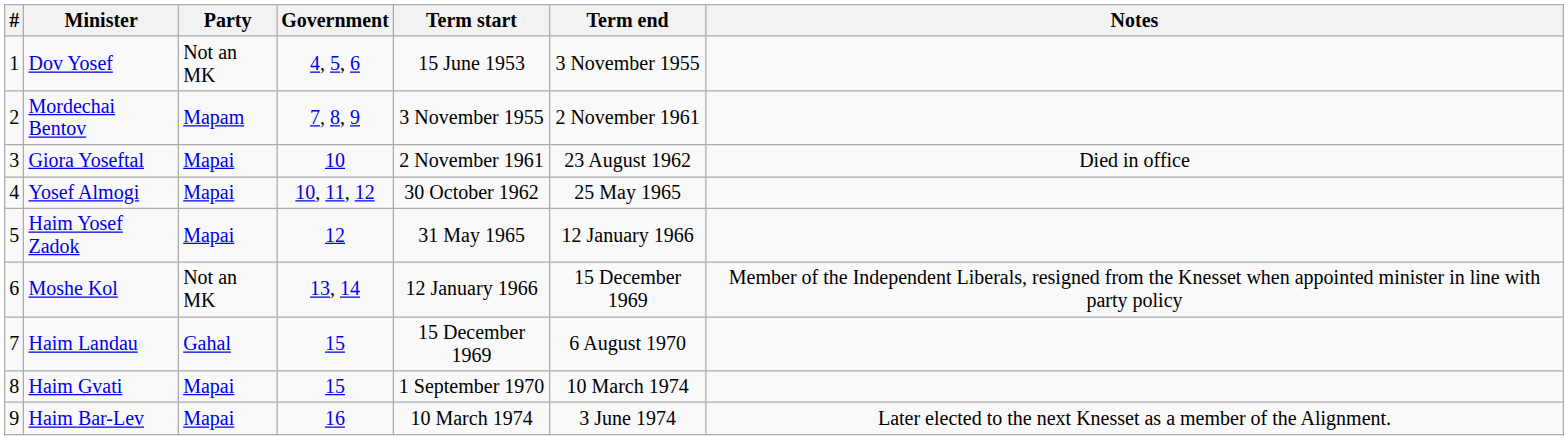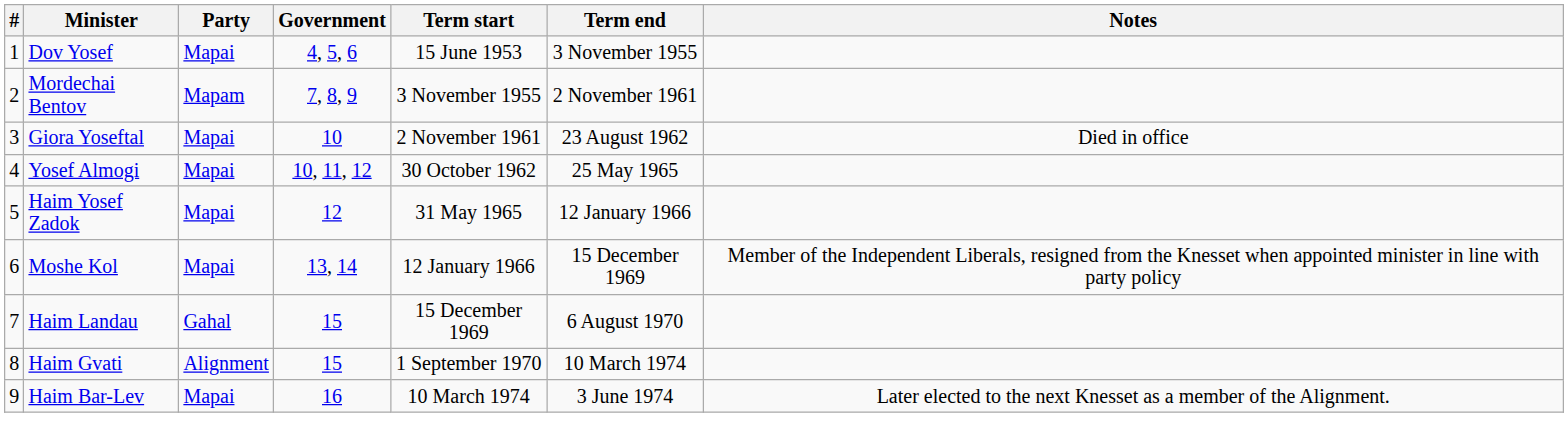(210, 63) Not an MK -> (209, 52) Mapai
(210, 289) Not an MK -> (209, 266) Mapai
(209, 386) Mapai -> (226, 364) Alignment
